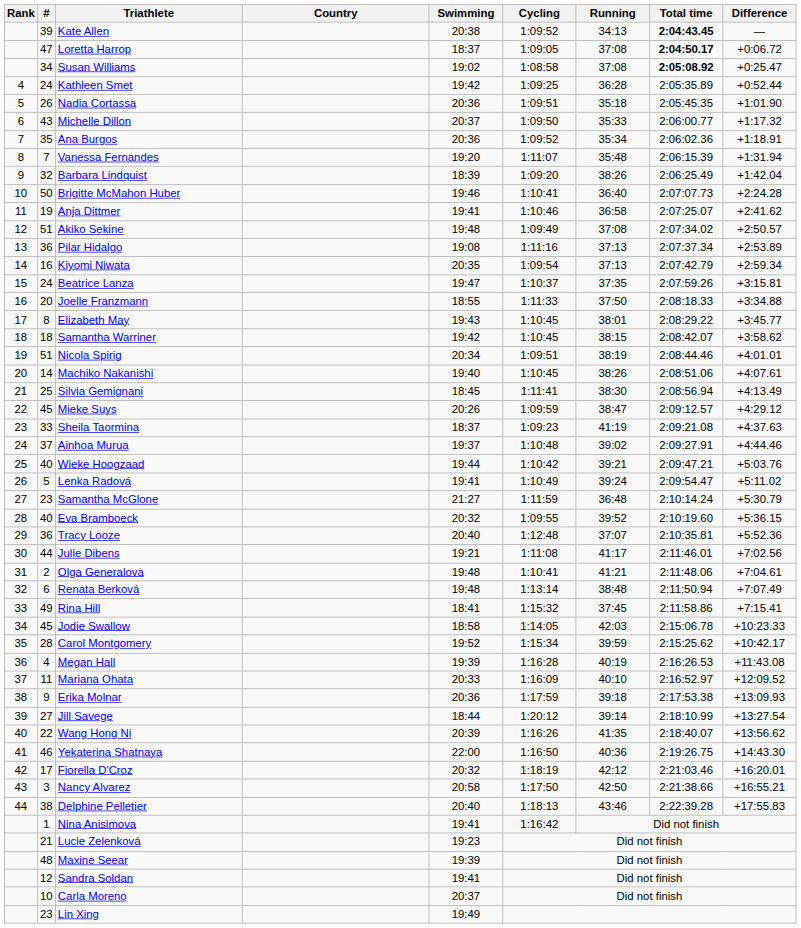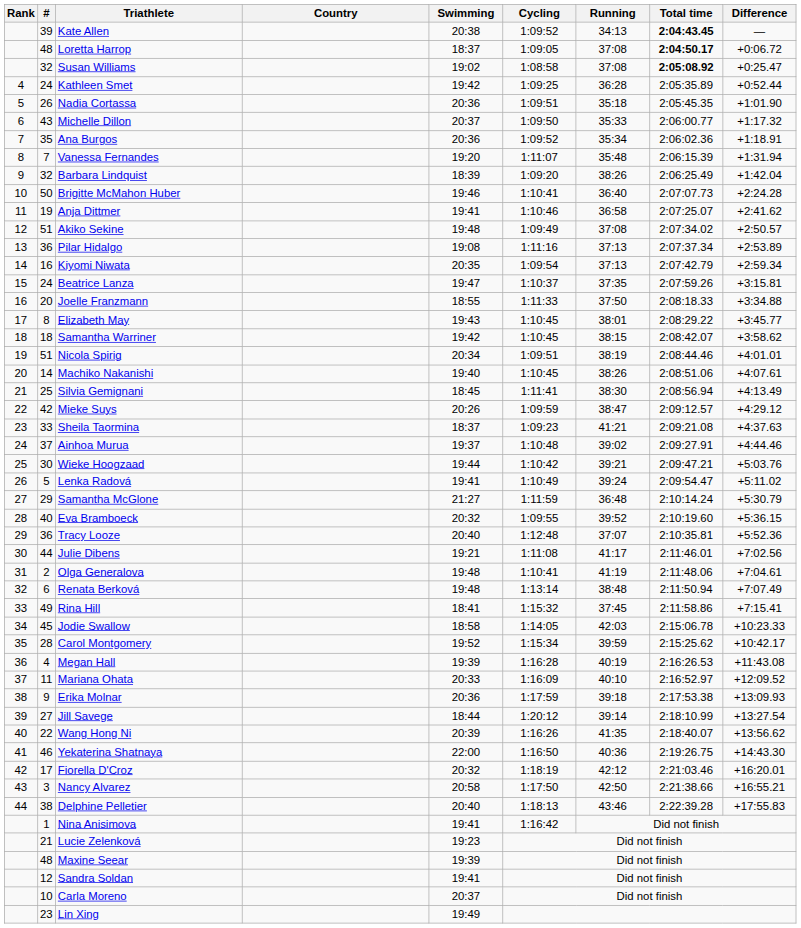(46, 49) 47 -> (46, 49) 48
(46, 67) 34 -> (46, 67) 32
(46, 409) 45 -> (46, 409) 42
(613, 427) 41:19 -> (613, 427) 41:21
(46, 463) 40 -> (46, 463) 30
(46, 499) 23 -> (46, 499) 29
(613, 572) 41:21 -> (613, 572) 41:19
